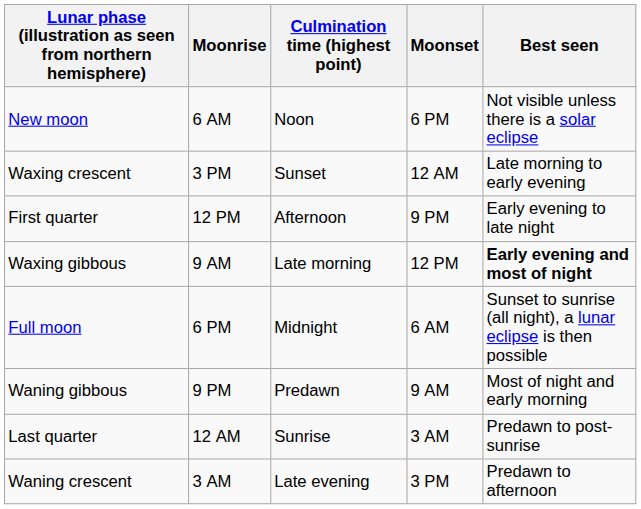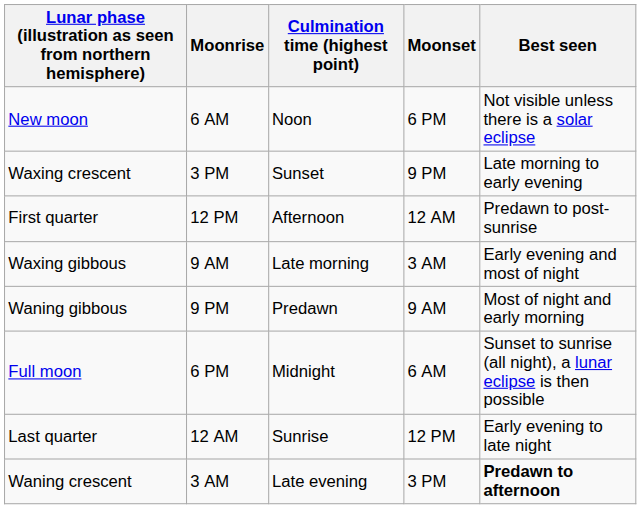(435, 173) 12 AM -> (427, 173) 9 PM
(430, 218) 9 PM -> (431, 218) 12 AM
(546, 218) Early evening to late night -> (546, 218) Predawn to post-sunrise
(435, 263) 12 PM -> (427, 263) 3 AM
(558, 263) bold -> (550, 263) normal
rows swapped: (45, 327) <-> (68, 391)
(430, 436) 3 AM -> (431, 436) 12 PM
(549, 436) Predawn to post-sunrise -> (543, 436) Early evening to late night
(529, 481) normal -> (528, 481) bold
